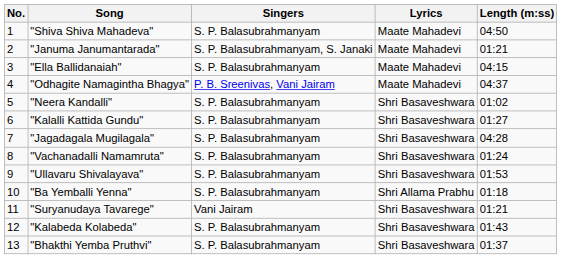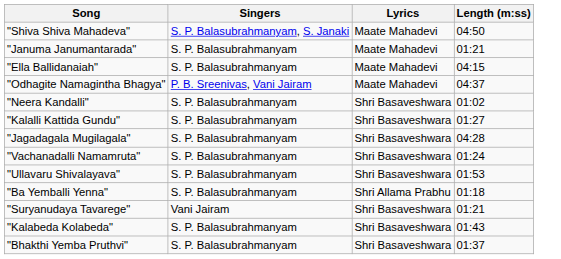- column: (16, 13)
(257, 31) S. P. Balasubrahmanyam -> (260, 31) S. P. Balasubrahmanyam, S. Janaki
(283, 49) S. P. Balasubrahmanyam, S. Janaki -> (234, 49) S. P. Balasubrahmanyam
